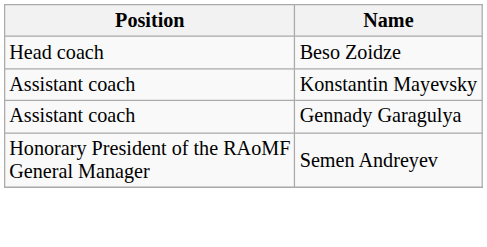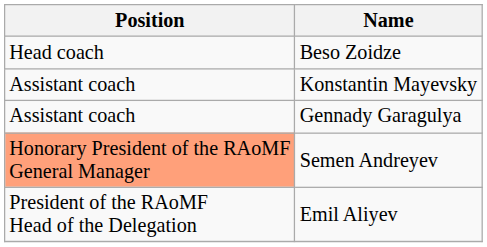(150, 159) no background -> (150, 159) lightsalmon background
+ row: (349, 214)
